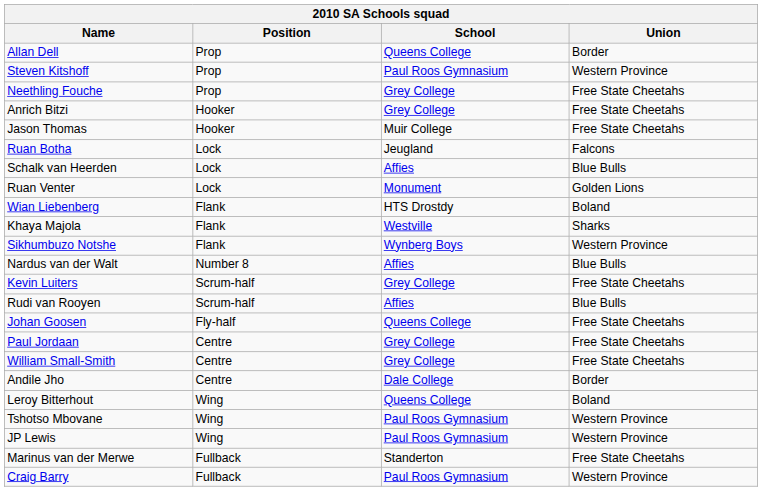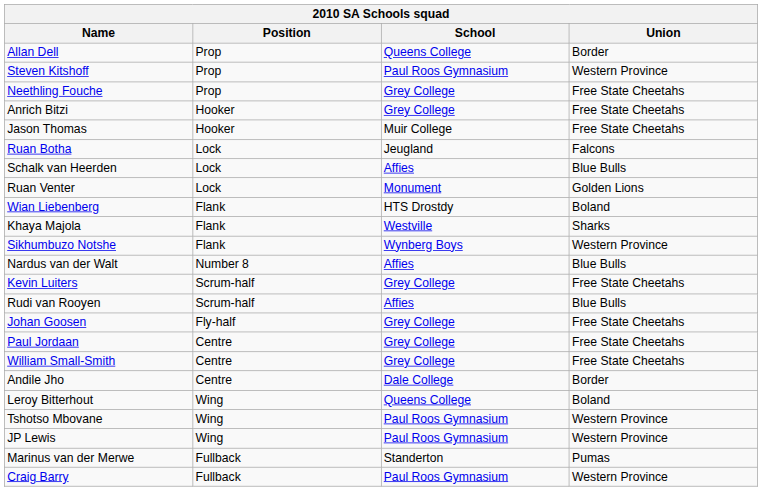(427, 322) Queens College -> (419, 322) Grey College
(628, 457) Free State Cheetahs -> (591, 457) Pumas
